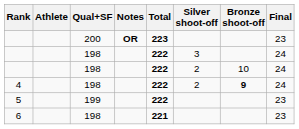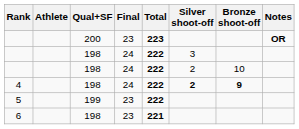columns swapped: (281, 17) <-> (130, 17)
(197, 85) normal -> (192, 85) bold
